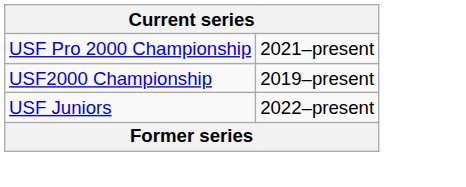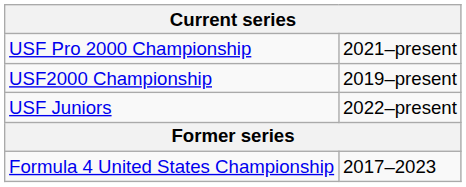+ row: (172, 166)
